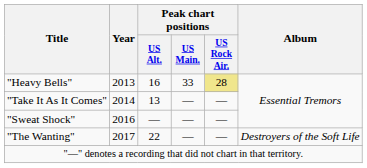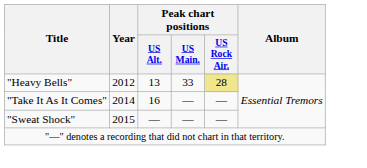(124, 82) 2013 -> (124, 82) 2012
(154, 82) 16 -> (154, 82) 13
(154, 100) 13 -> (154, 100) 16
(124, 118) 2016 -> (124, 118) 2015
- row: (41, 137)
